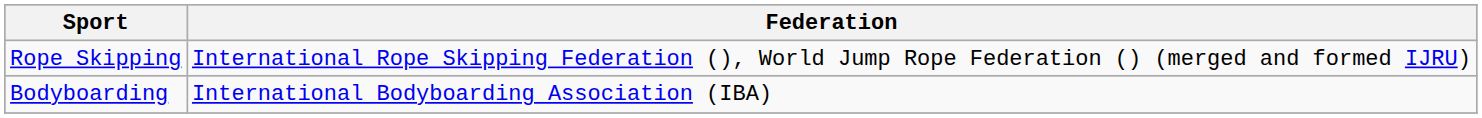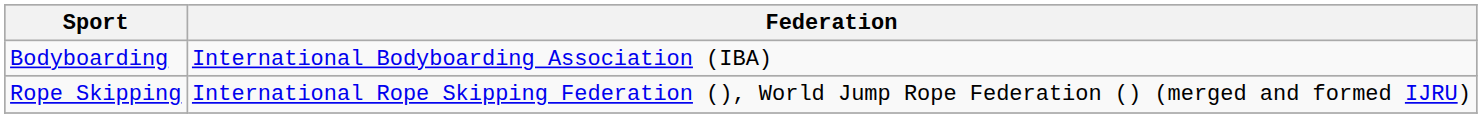rows swapped: (89, 94) <-> (96, 59)
